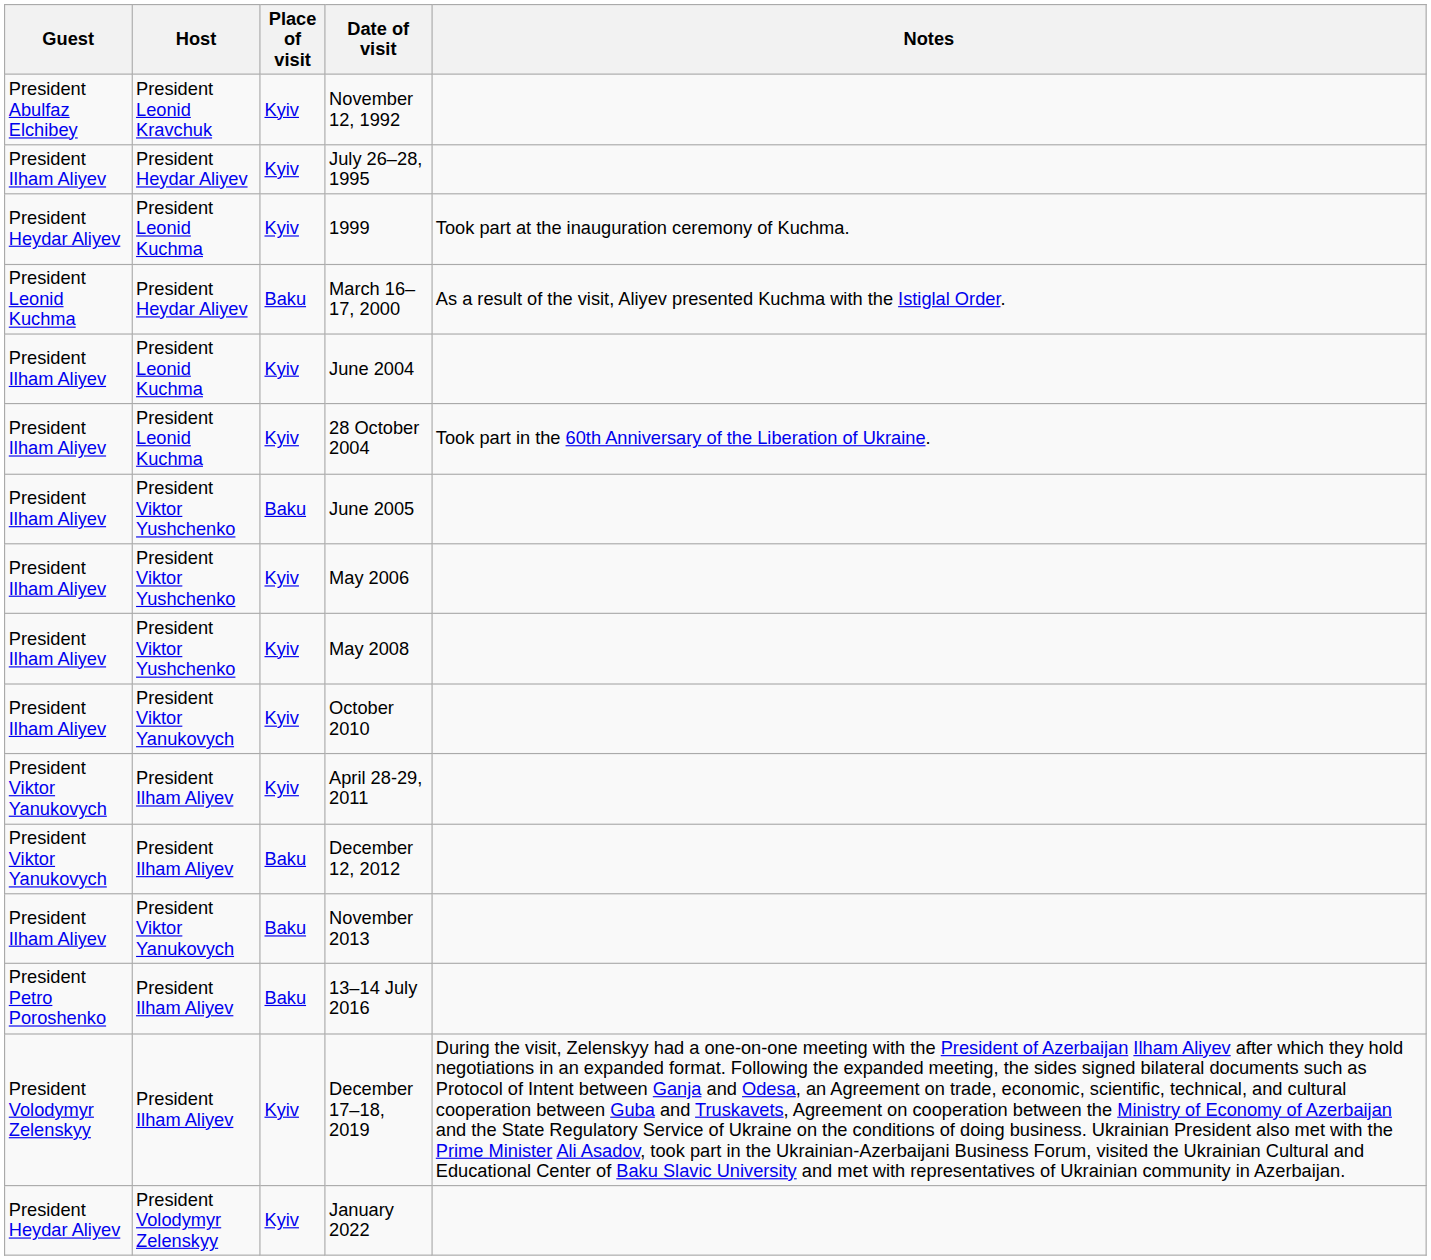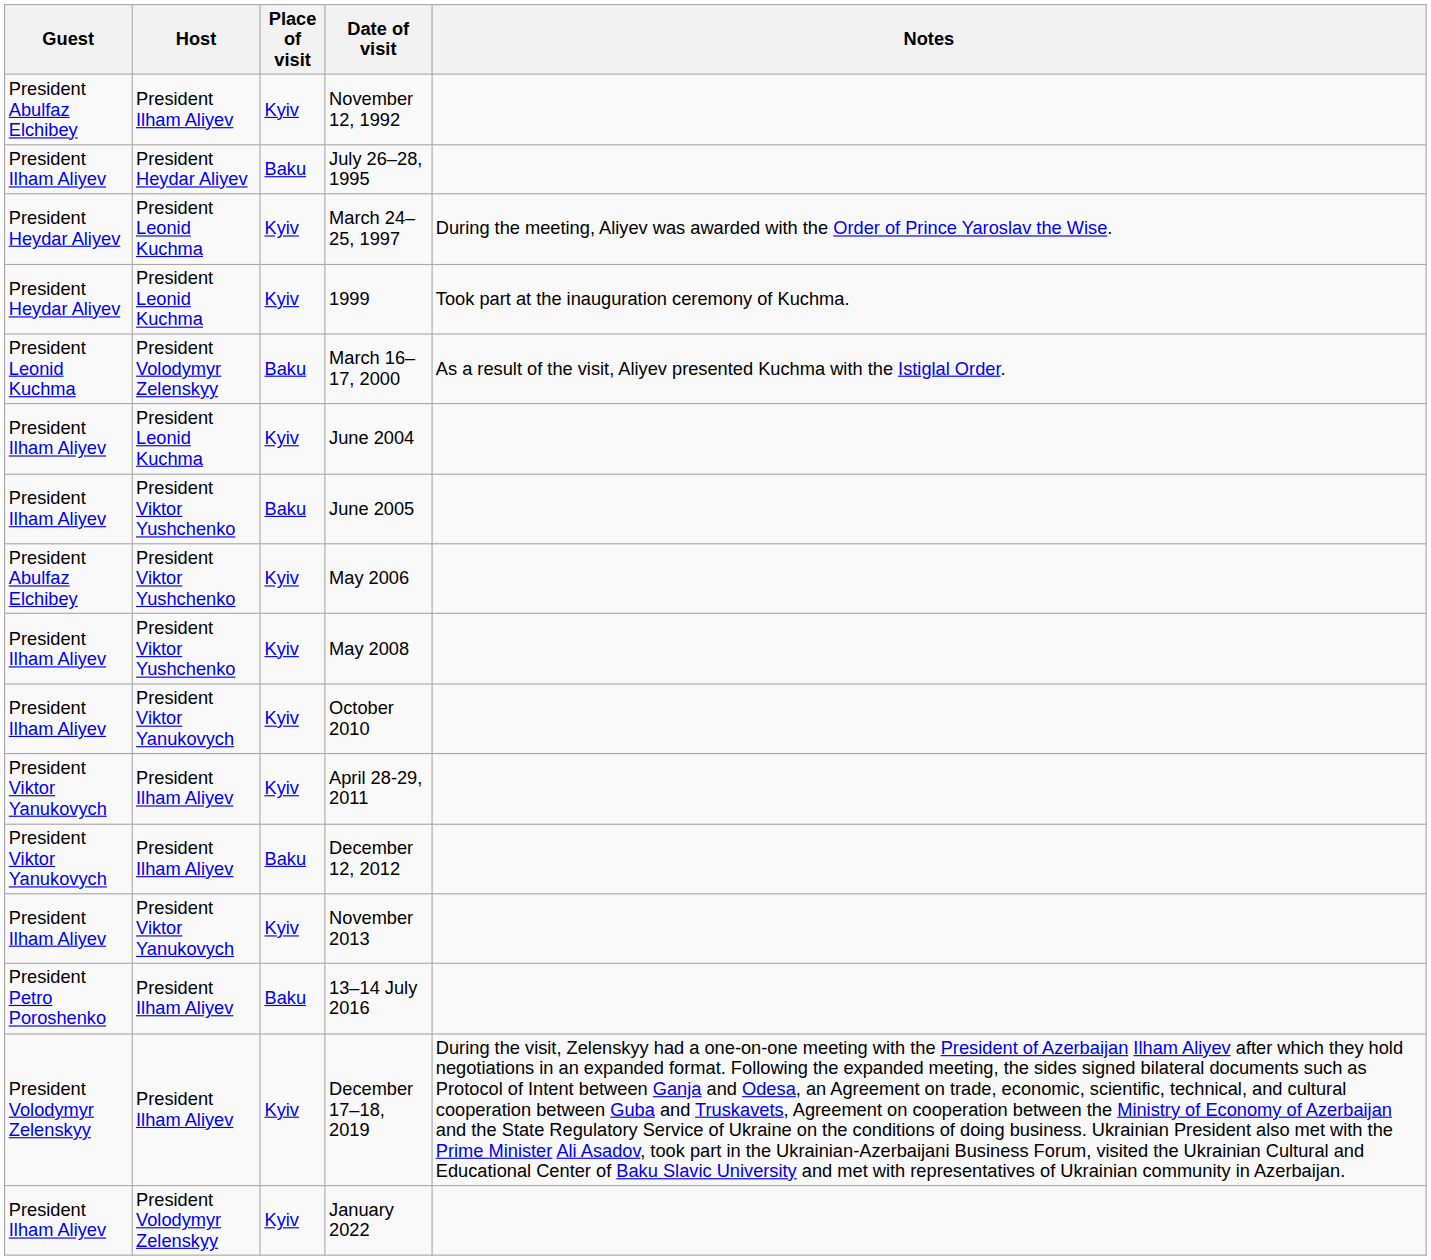(175, 109) President Leonid Kravchuk -> (185, 109) President Ilham Aliyev
(282, 169) Kyiv -> (285, 169) Baku
+ row: (372, 228)
(192, 298) President Heydar Aliyev -> (179, 368) President Volodymyr Zelenskyy
- row: (374, 438)
(57, 578) President Ilham Aliyev -> (47, 578) President Abulfaz Elchibey
(285, 928) Baku -> (282, 928) Kyiv
(65, 1220) President Heydar Aliyev -> (57, 1220) President Ilham Aliyev
